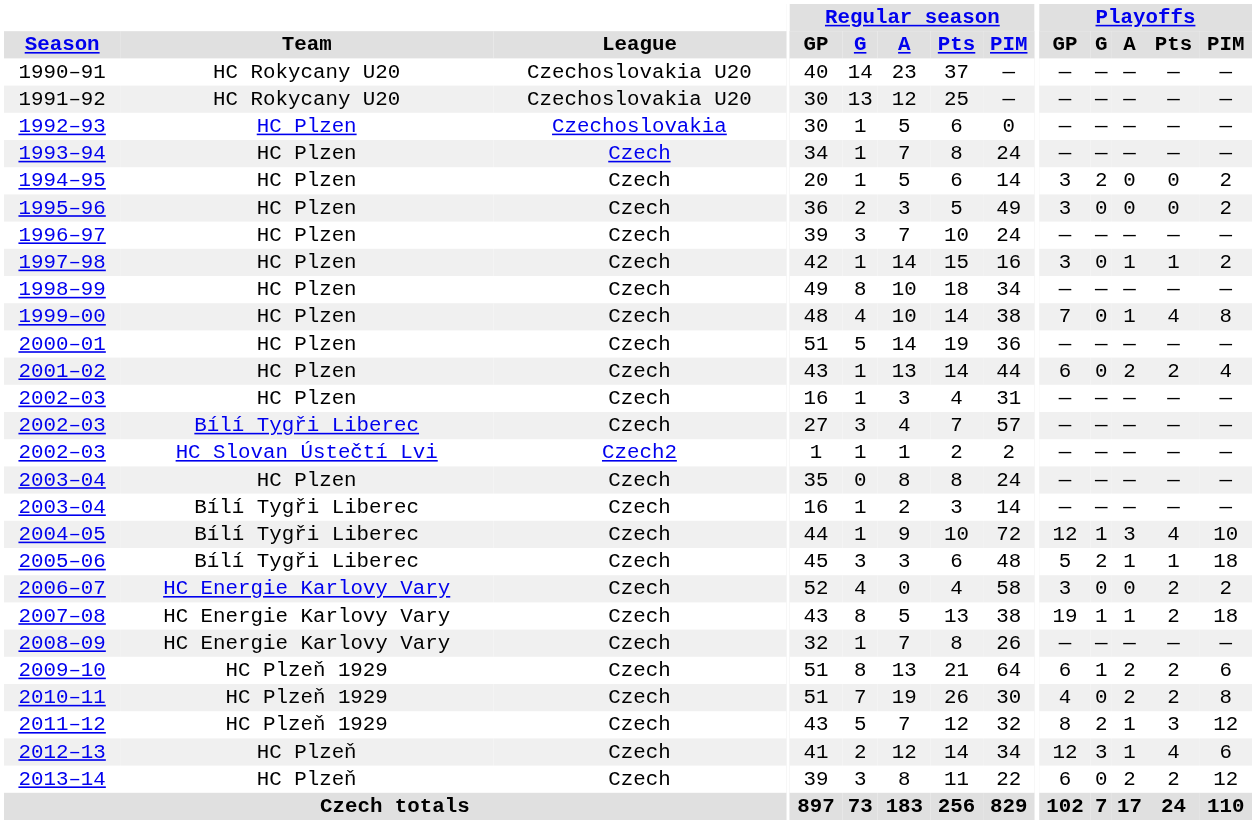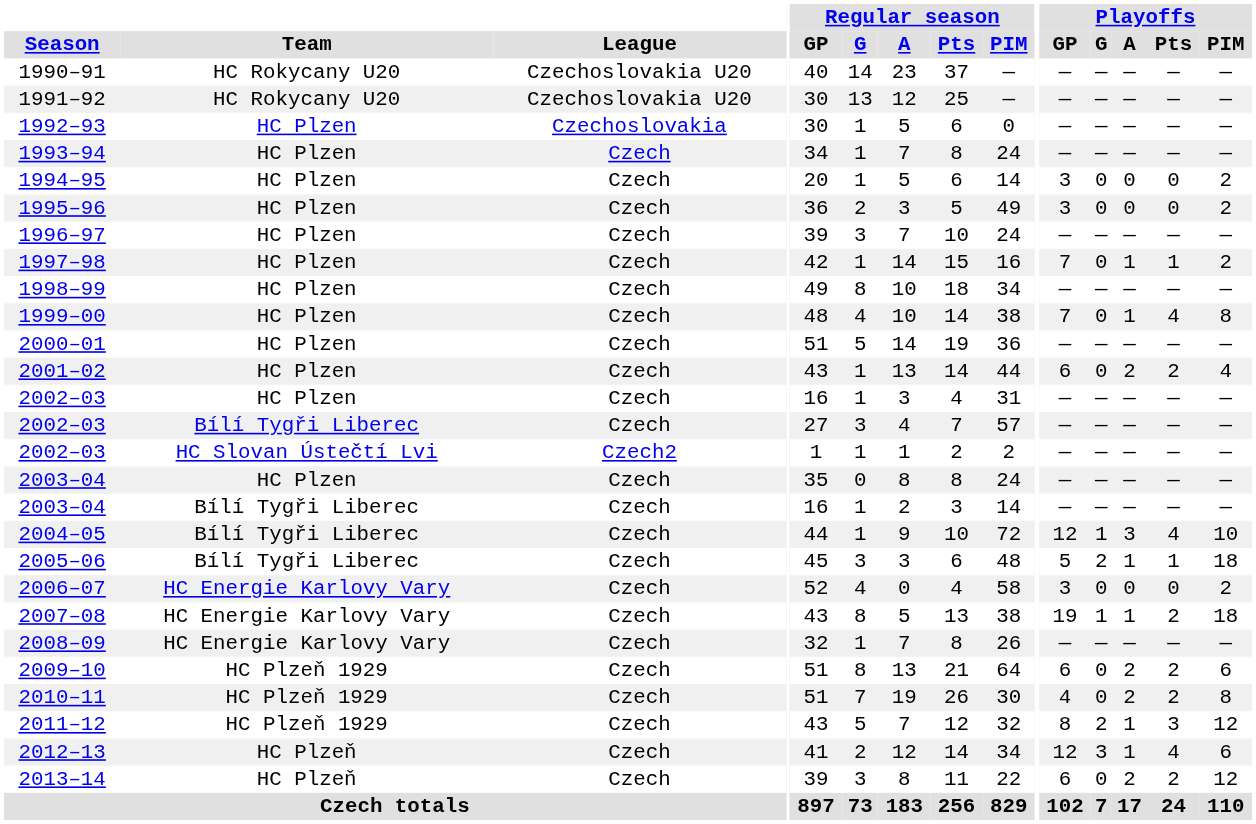(1101, 181) 2 -> (1101, 181) 0
(1065, 262) 3 -> (1065, 262) 7
(1174, 589) 2 -> (1174, 589) 0
(1101, 670) 1 -> (1101, 670) 0
